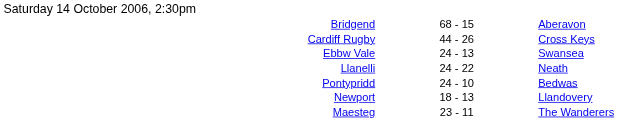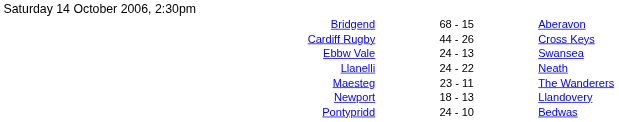rows swapped: (354, 112) <-> (349, 83)
